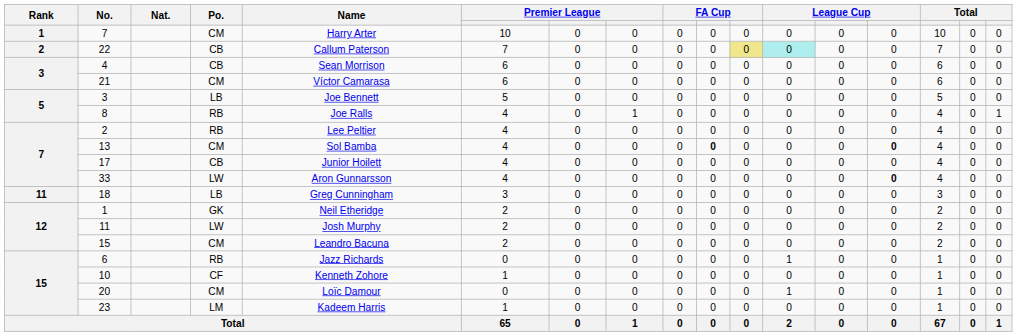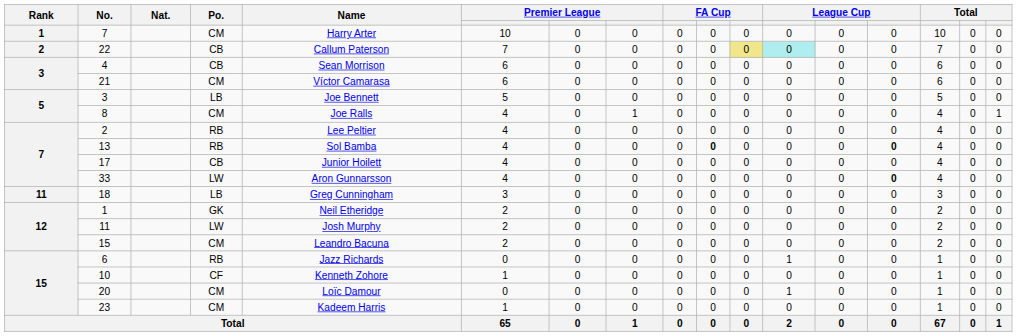(216, 114) RB -> (216, 114) CM
(216, 146) CM -> (216, 146) RB
(216, 308) LM -> (216, 308) CM
